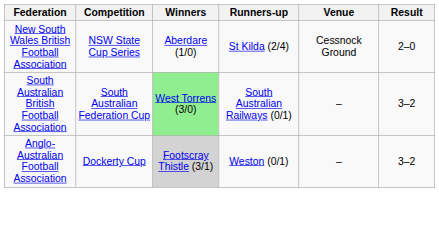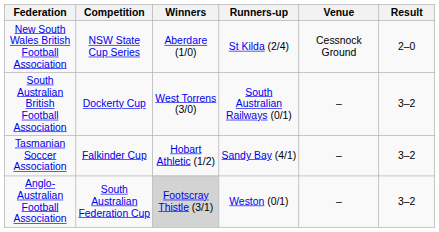(114, 104) South Australian Federation Cup -> (114, 104) Dockerty Cup
(186, 104) lightgreen background -> (186, 104) no background
+ row: (40, 155)
(114, 161) Dockerty Cup -> (114, 201) South Australian Federation Cup
